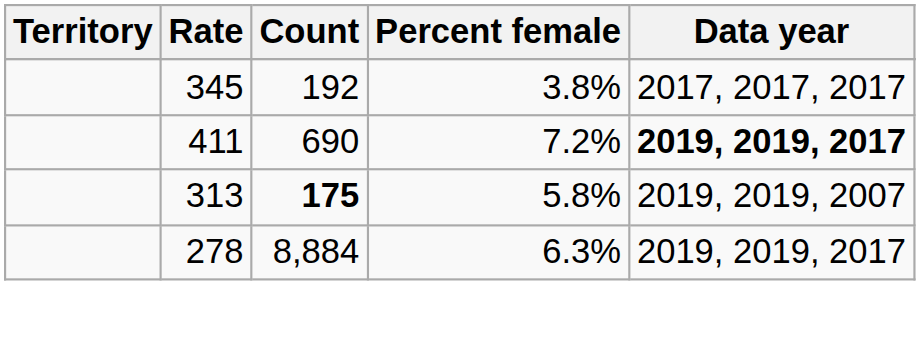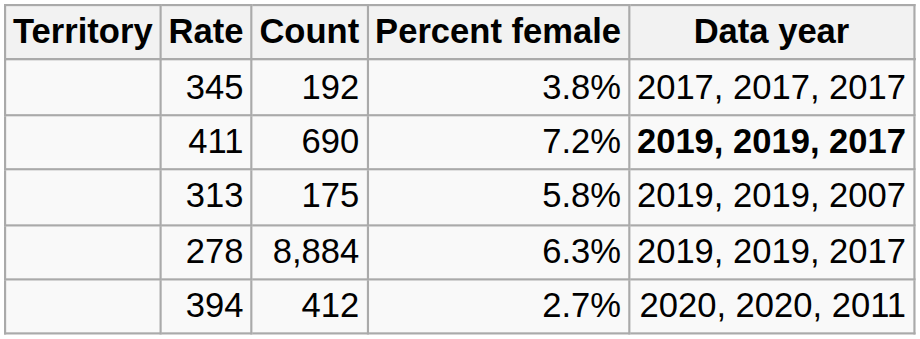(330, 196) bold -> (330, 196) normal
+ row: (215, 305)
